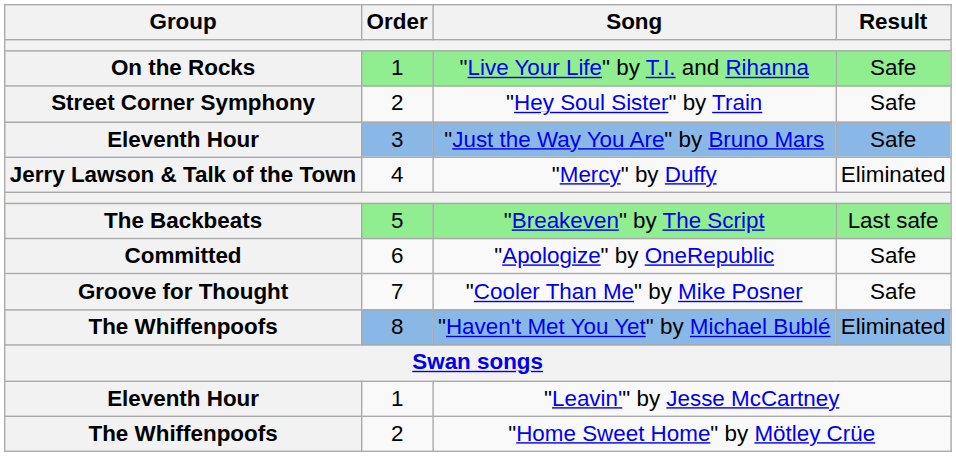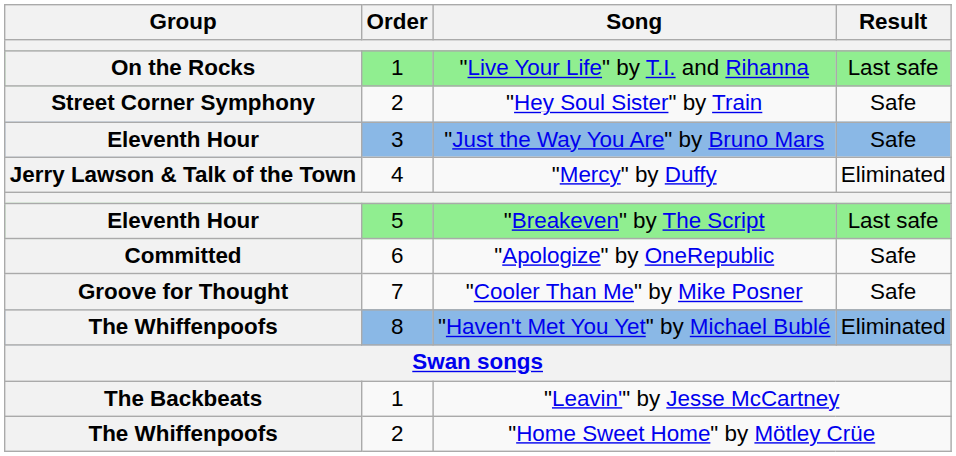(893, 68) Safe -> (893, 68) Last safe
(183, 220) The Backbeats -> (183, 220) Eleventh Hour
(183, 398) Eleventh Hour -> (183, 398) The Backbeats
